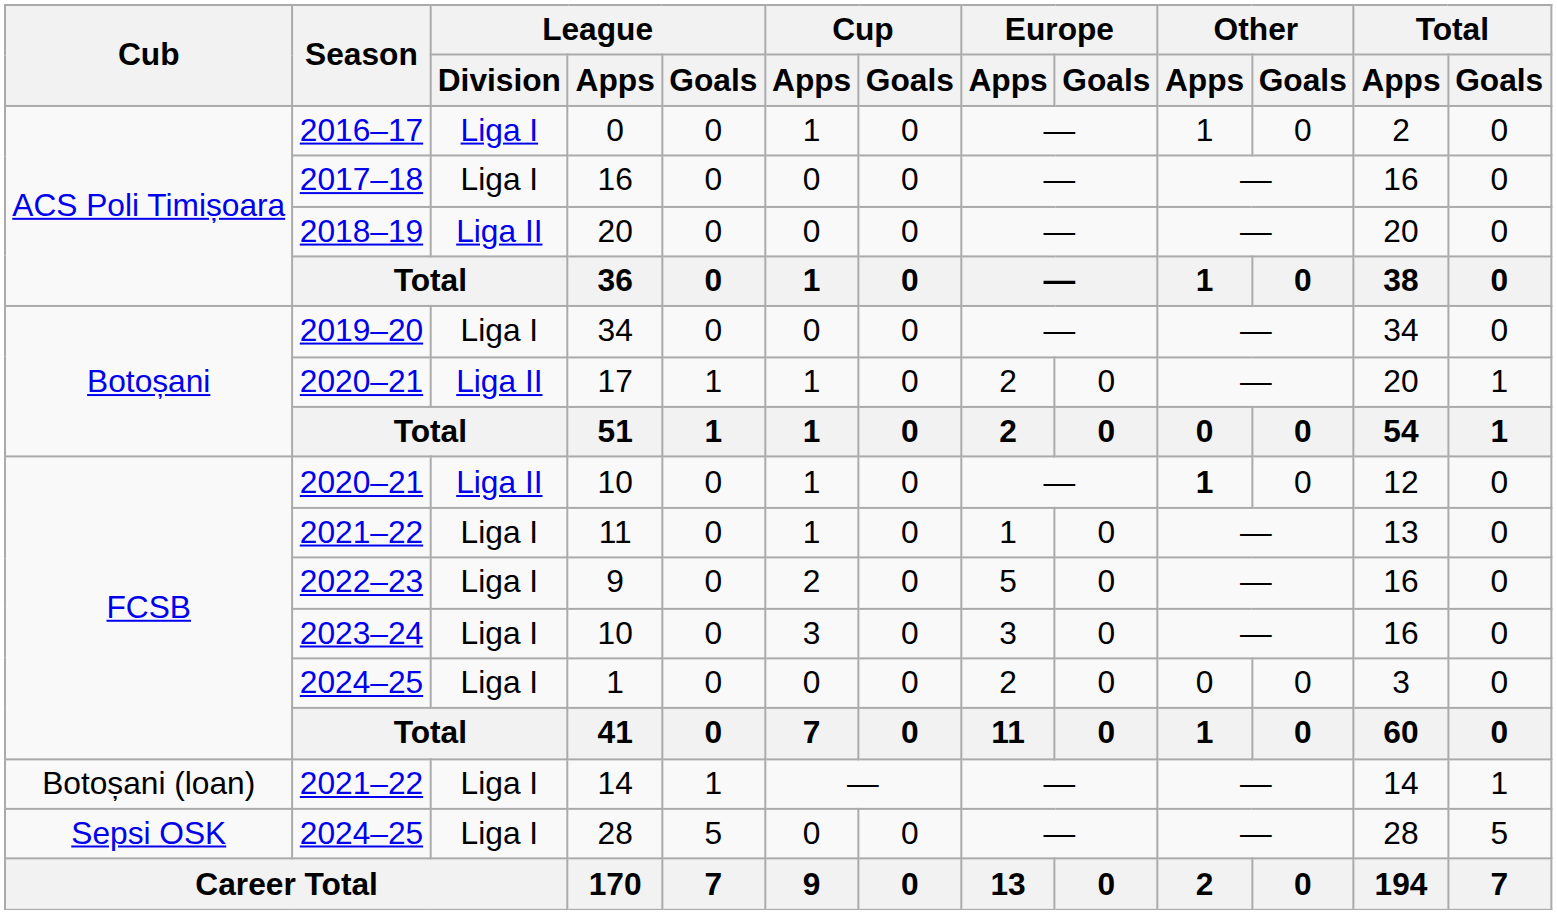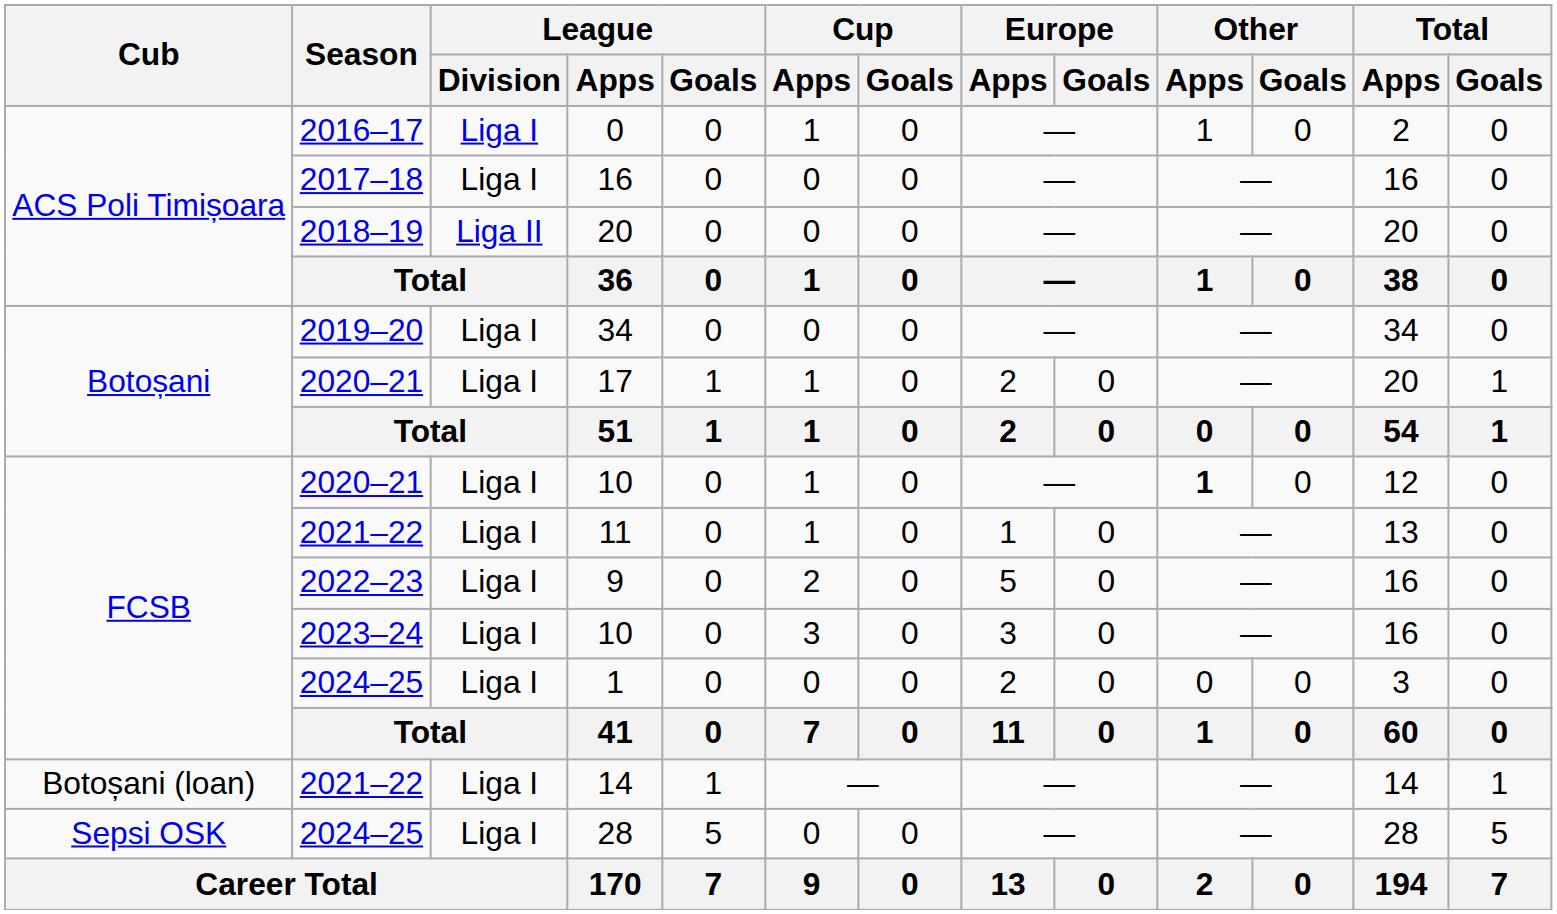(499, 381) Liga II -> (499, 381) Liga I
(499, 481) Liga II -> (499, 481) Liga I
